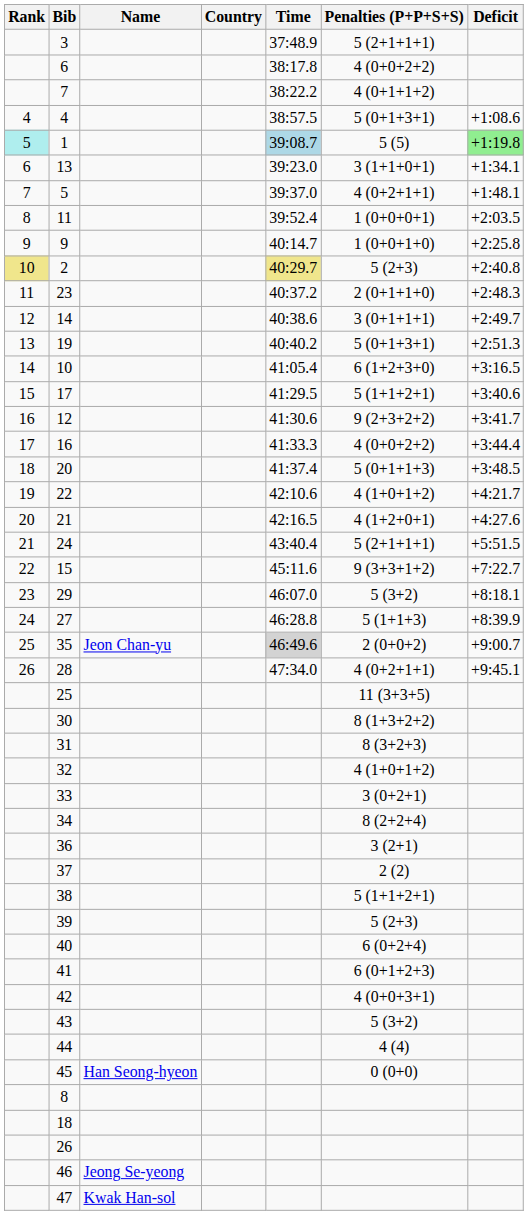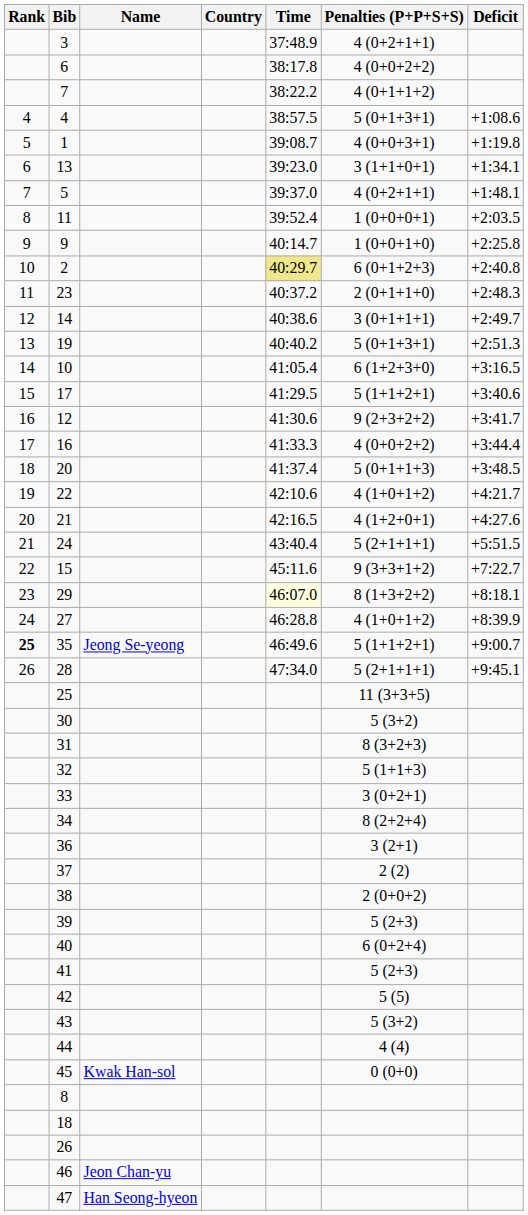(394, 42) 5 (2+1+1+1) -> (394, 42) 4 (0+2+1+1)
(27, 142) paleturquoise background -> (27, 142) no background
(293, 142) lightblue background -> (293, 142) no background
(394, 142) 5 (5) -> (394, 142) 4 (0+0+3+1)
(496, 142) lightgreen background -> (496, 142) no background
(27, 268) khaki background -> (27, 268) no background
(394, 268) 5 (2+3) -> (394, 268) 6 (0+1+2+3)
(293, 594) no background -> (293, 594) lightyellow background
(394, 594) 5 (3+2) -> (394, 594) 8 (1+3+2+2)
(394, 619) 5 (1+1+3) -> (394, 619) 4 (1+0+1+2)
(27, 645) normal -> (27, 645) bold
(127, 645) Jeon Chan-yu -> (134, 645) Jeong Se-yeong
(293, 645) lightgrey background -> (293, 645) no background
(394, 645) 2 (0+0+2) -> (394, 645) 5 (1+1+2+1)
(394, 670) 4 (0+2+1+1) -> (394, 670) 5 (2+1+1+1)
(394, 720) 8 (1+3+2+2) -> (394, 720) 5 (3+2)
(394, 770) 4 (1+0+1+2) -> (394, 770) 5 (1+1+3)
(394, 896) 5 (1+1+2+1) -> (394, 896) 2 (0+0+2)
(394, 971) 6 (0+1+2+3) -> (394, 971) 5 (2+3)
(394, 996) 4 (0+0+3+1) -> (394, 996) 5 (5)
(140, 1072) Han Seong-hyeon -> (129, 1072) Kwak Han-sol
(134, 1172) Jeong Se-yeong -> (127, 1172) Jeon Chan-yu
(129, 1197) Kwak Han-sol -> (140, 1197) Han Seong-hyeon
